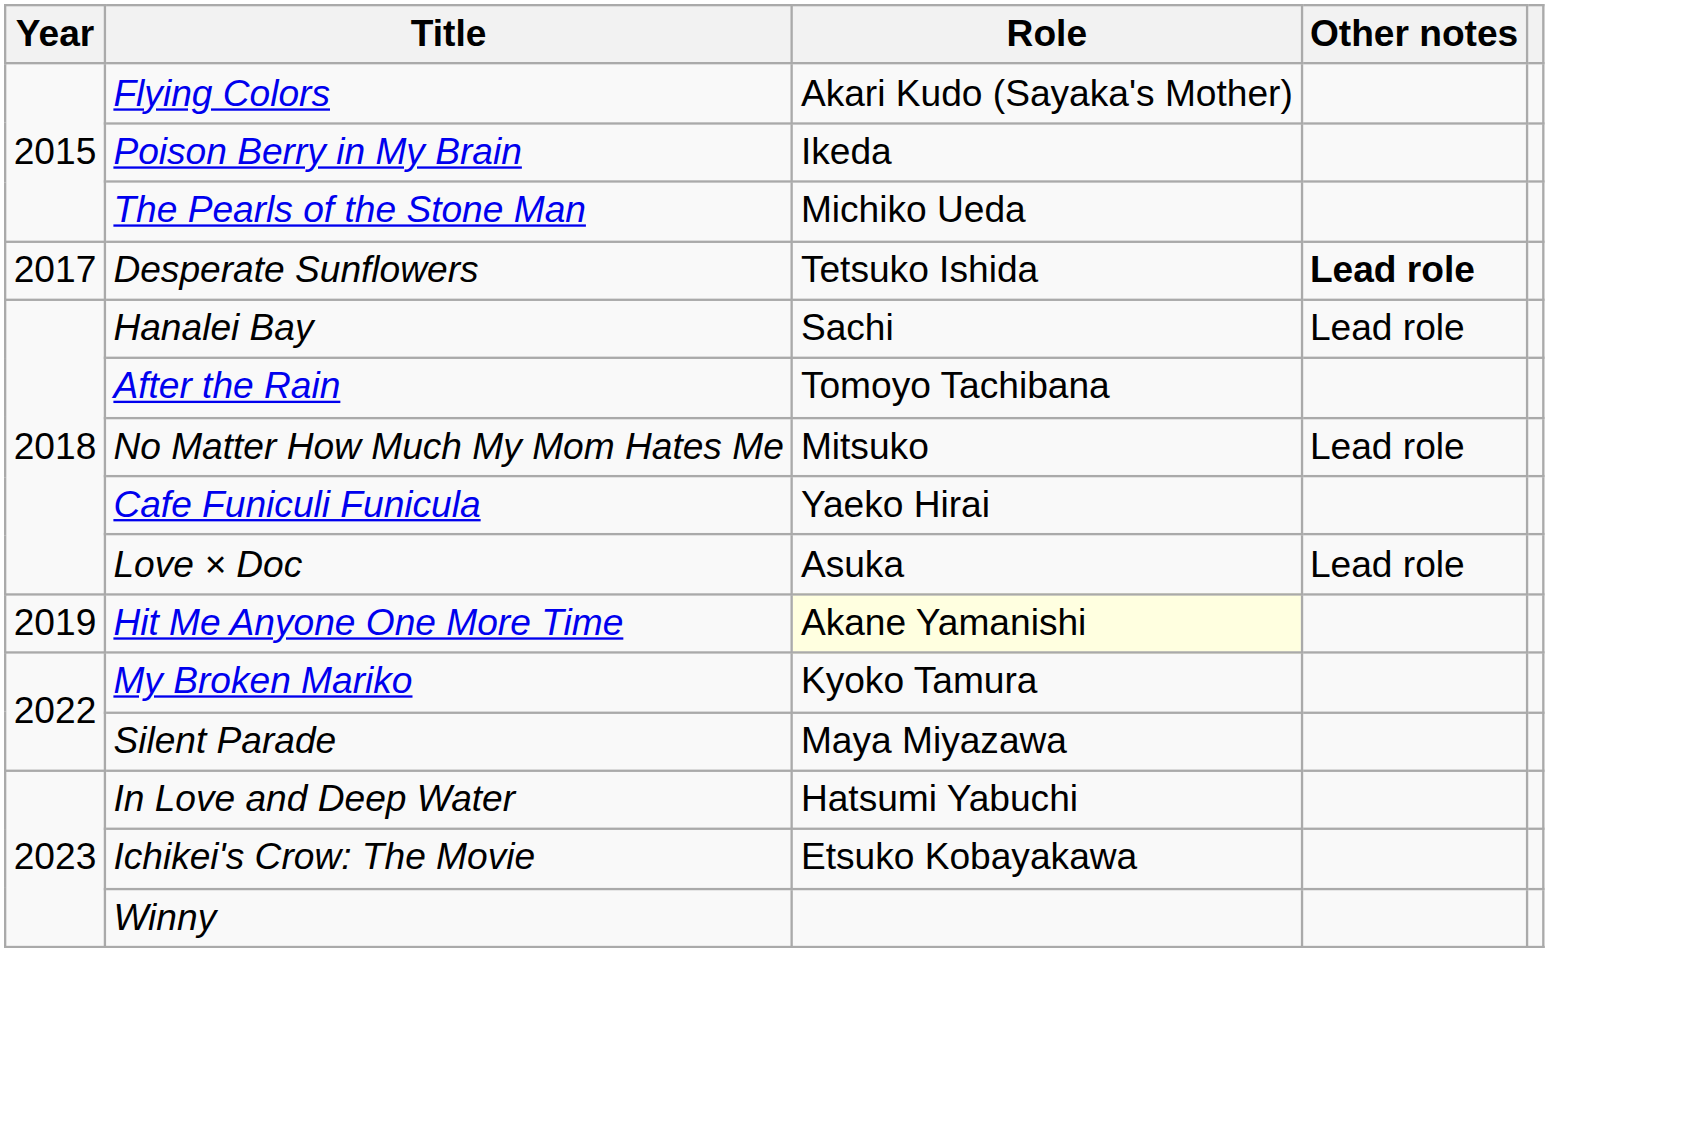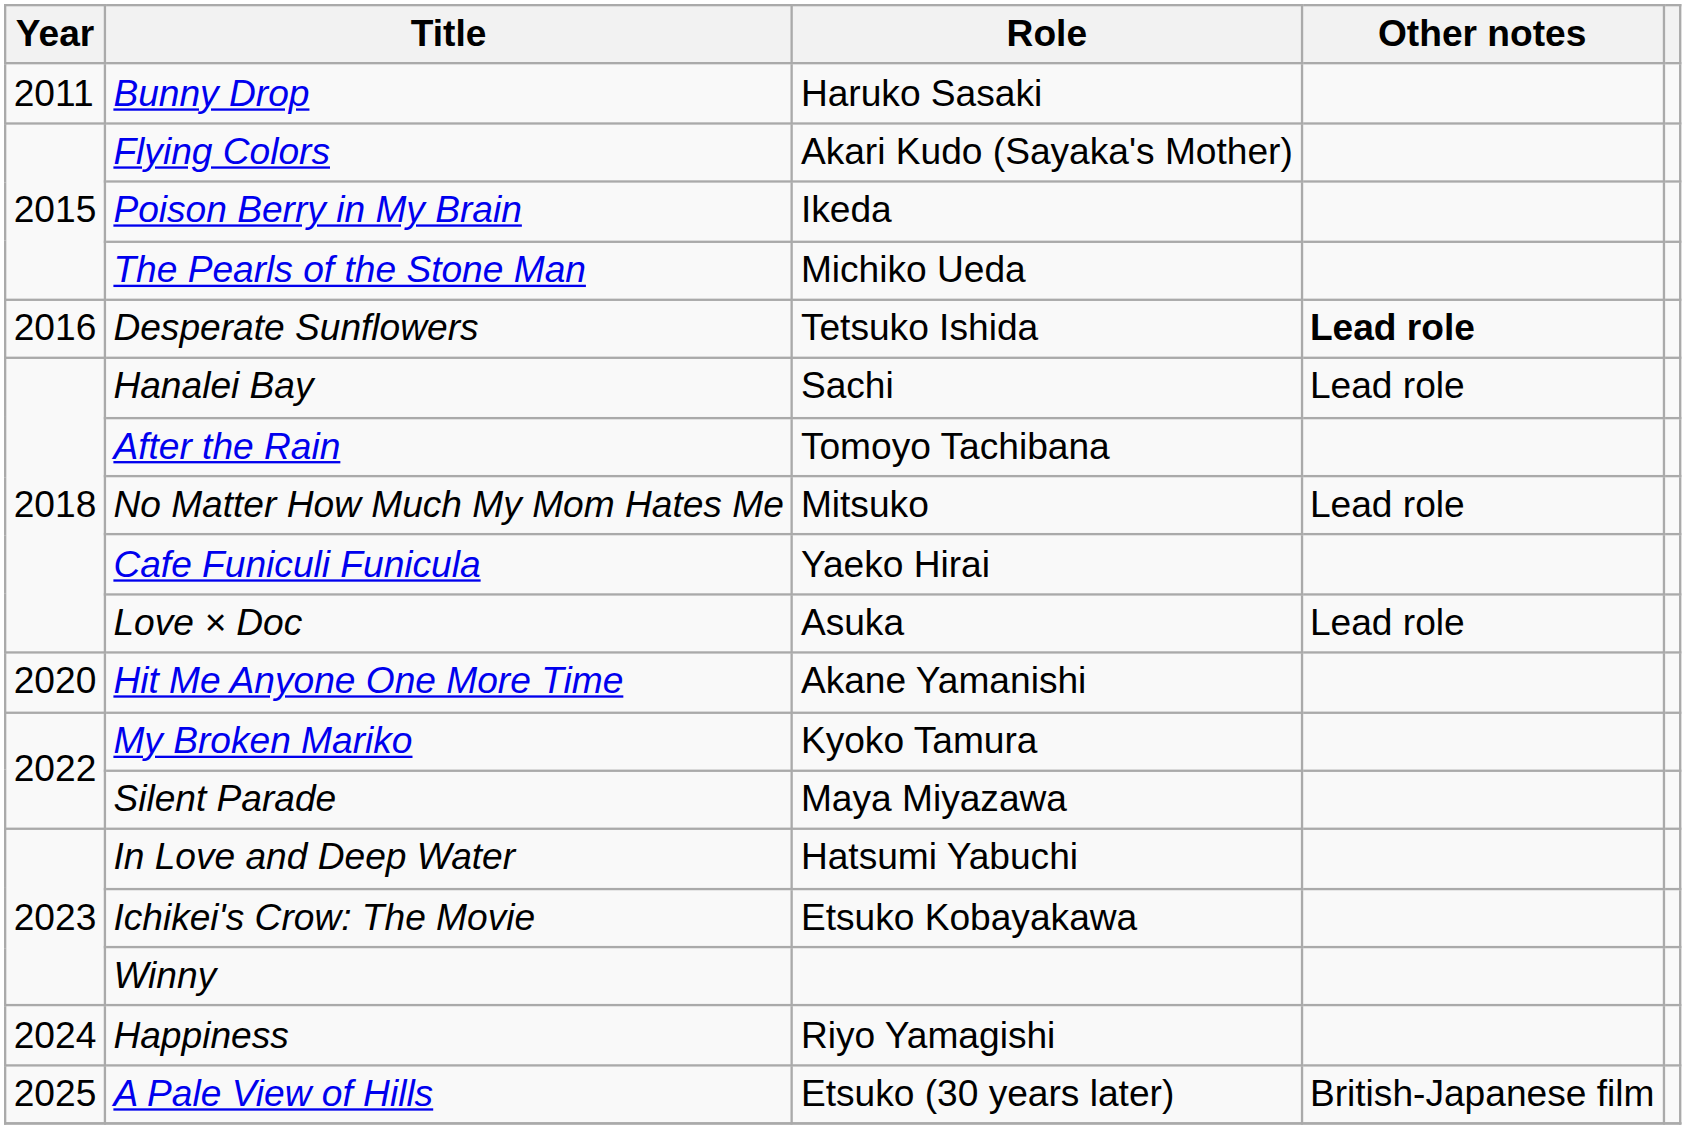+ row: (211, 92)
(55, 269) 2017 -> (55, 328) 2016
(55, 622) 2019 -> (55, 681) 2020
(944, 622) lightyellow background -> (944, 681) no background
+ row: (201, 1034)
+ row: (273, 1093)
